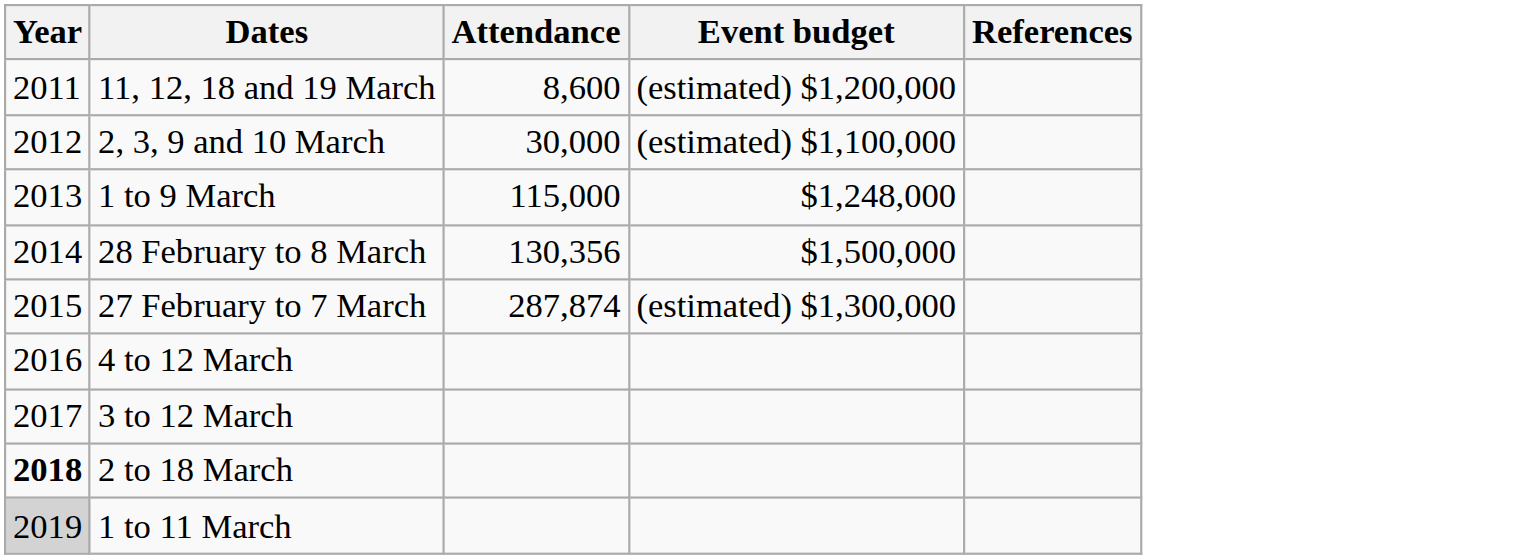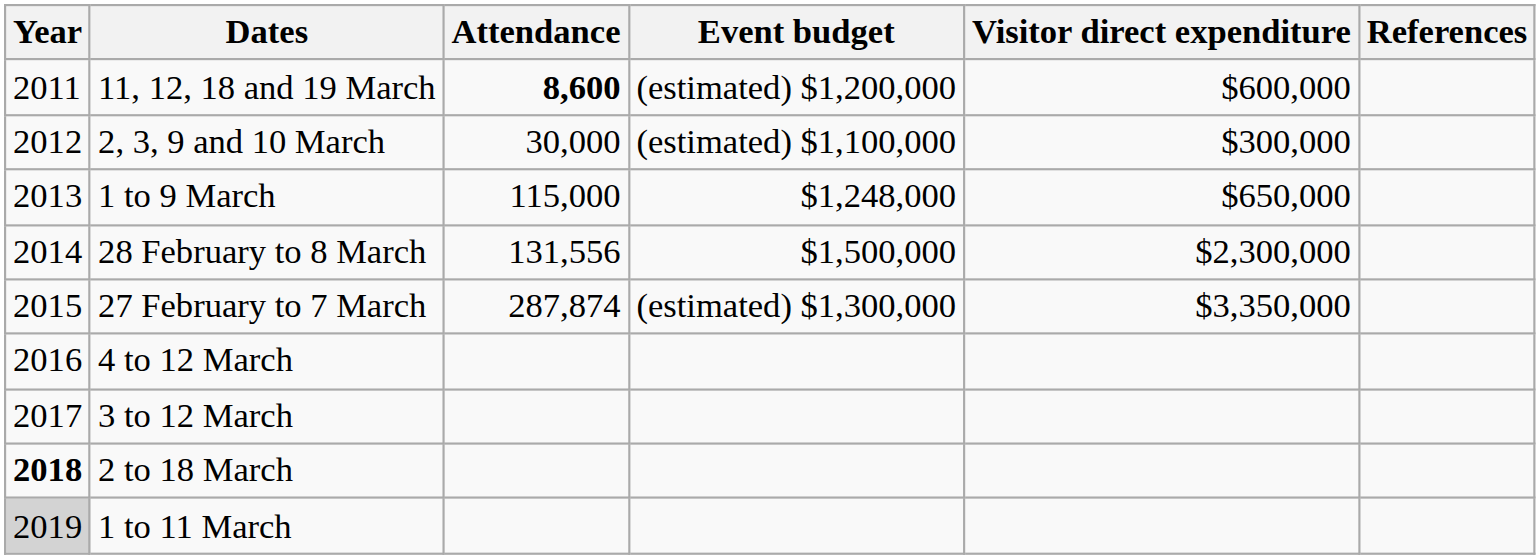+ column: (1161, 31)
(582, 86) normal -> (582, 86) bold
(564, 251) 130,356 -> (564, 251) 131,556
